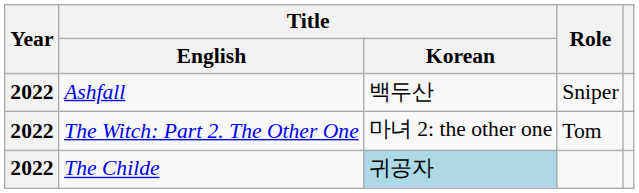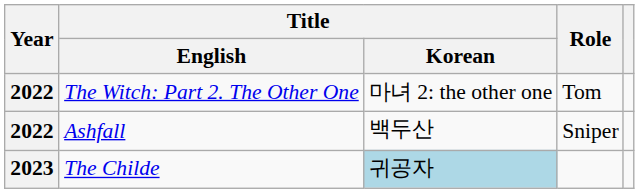rows swapped: (95, 92) <-> (211, 130)
(32, 168) 2022 -> (32, 168) 2023
